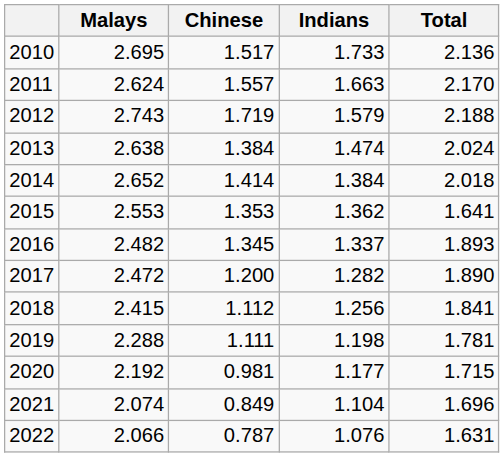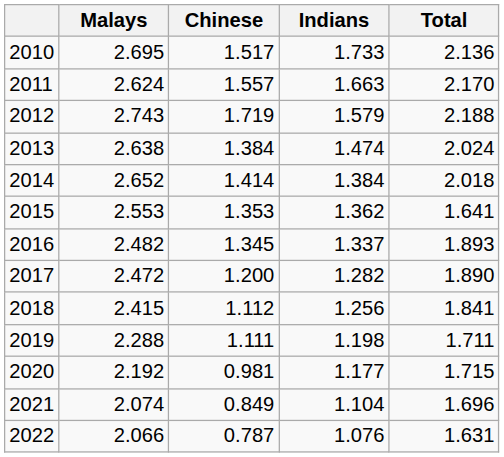(469, 340) 1.781 -> (470, 340) 1.711
